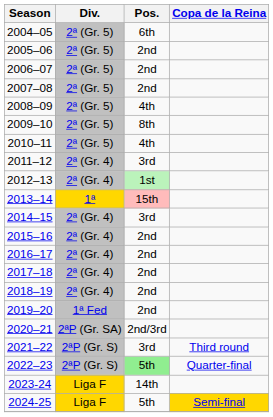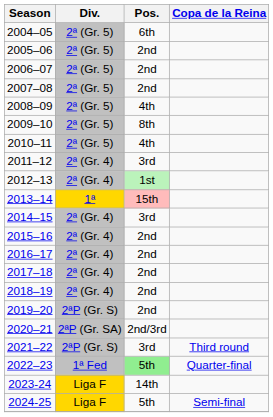(90, 310) 1ª Fed -> (90, 310) 2ªP (Gr. S)
(90, 365) 2ªP (Gr. S) -> (90, 365) 1ª Fed
(219, 402) gold background -> (219, 402) no background
